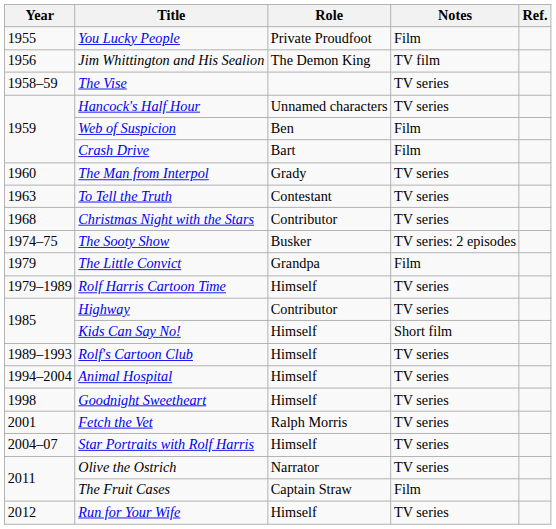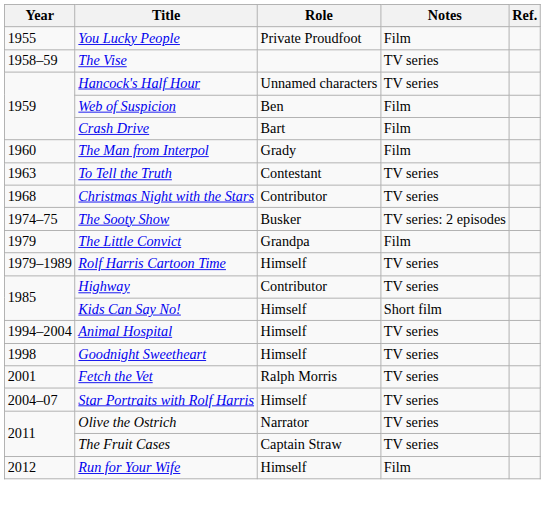- row: (171, 60)
(421, 173) TV series -> (397, 151) Film
- row: (136, 354)
(407, 490) Film -> (411, 444) TV series
(421, 512) TV series -> (397, 467) Film
